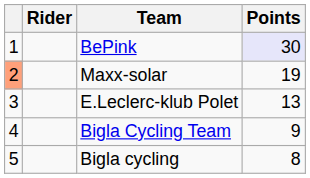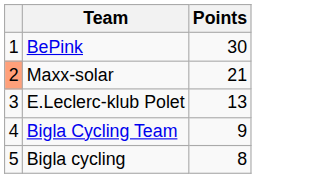- column: (49, 18)
(291, 46) lavender background -> (237, 46) no background
(291, 74) 19 -> (237, 74) 21
